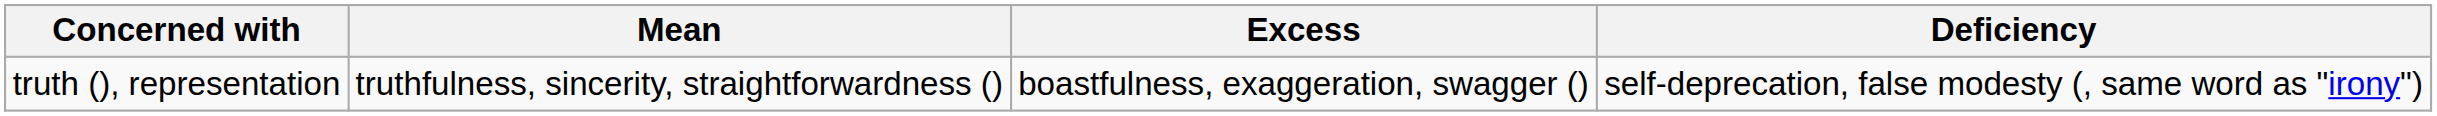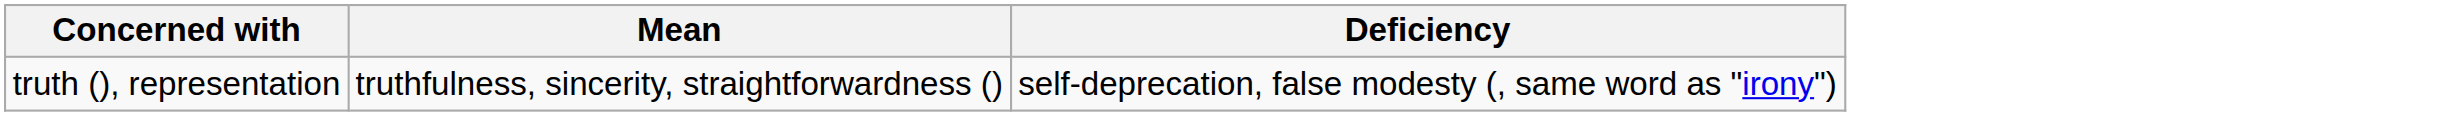- column: (1304, 30)
